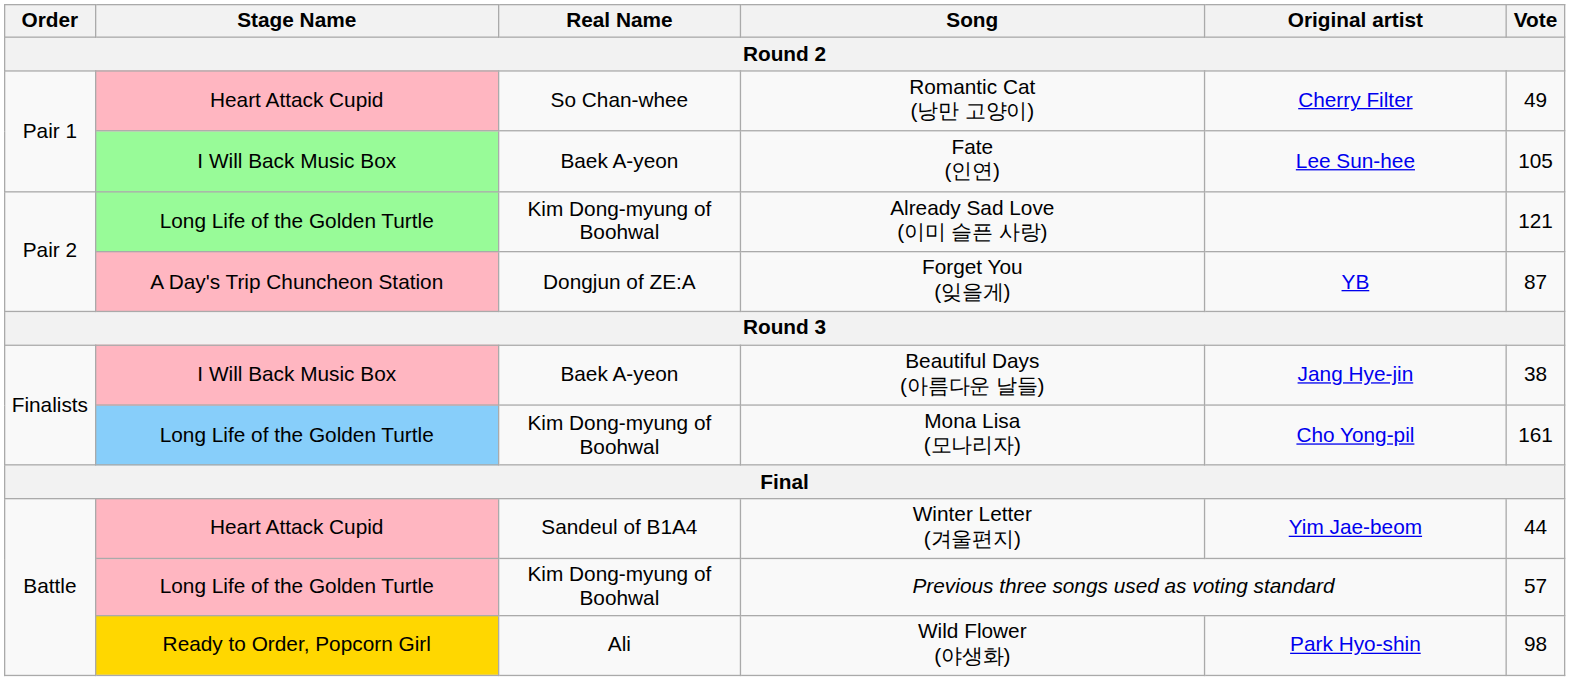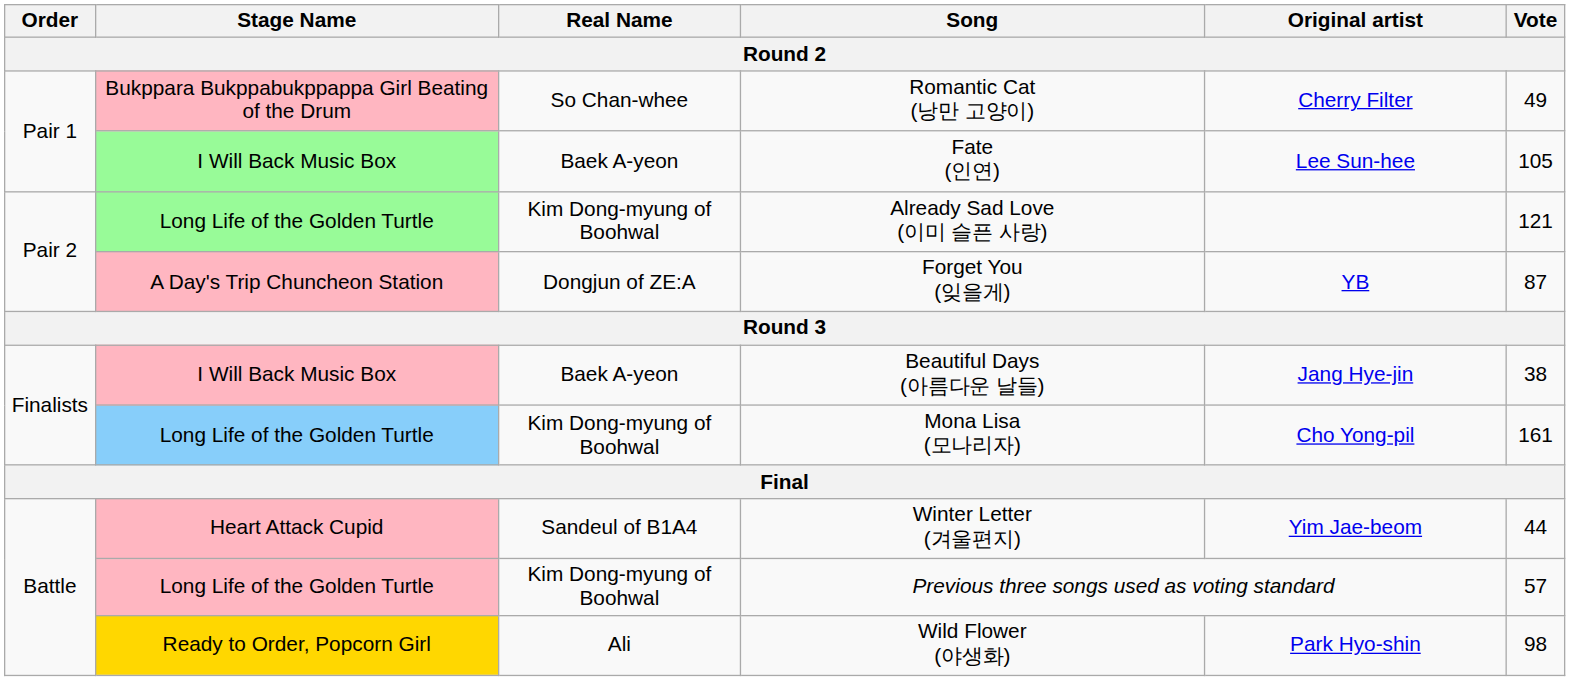(297, 100) Heart Attack Cupid -> (297, 100) Bukppara Bukppabukppappa Girl Beating of the Drum
